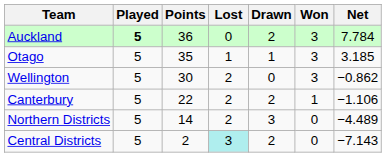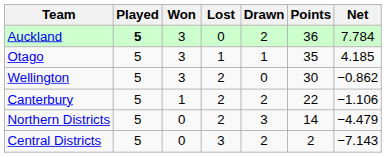columns swapped: (314, 15) <-> (185, 15)
(358, 57) 3.185 -> (358, 57) 4.185
(358, 120) −4.489 -> (358, 120) −4.479
(228, 141) paleturquoise background -> (221, 141) no background
